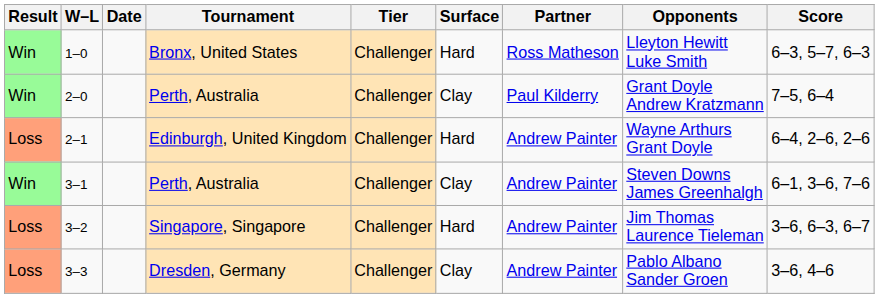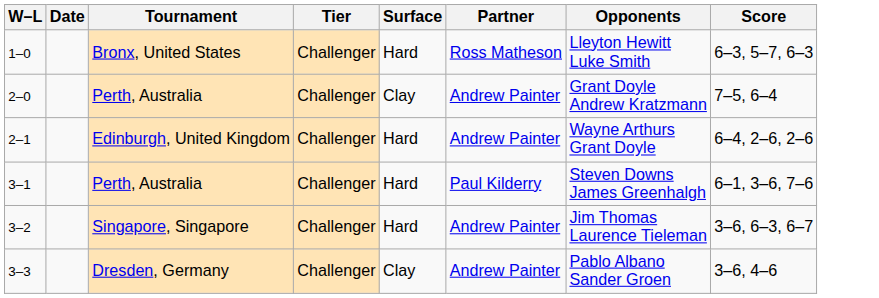- column: (33, 17)
(552, 95) Paul Kilderry -> (505, 95) Andrew Painter
(456, 183) Clay -> (401, 183) Hard
(562, 183) Andrew Painter -> (496, 183) Paul Kilderry
